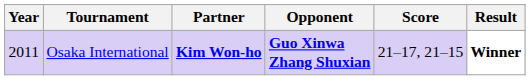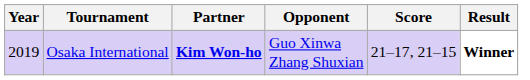(24, 52) 2011 -> (24, 52) 2019
(320, 52) bold -> (316, 52) normal
